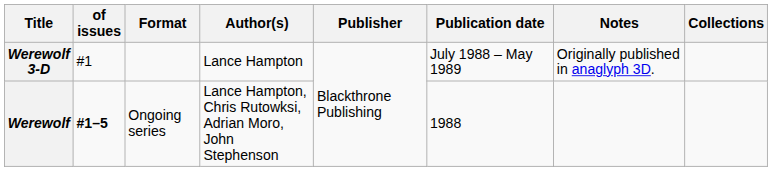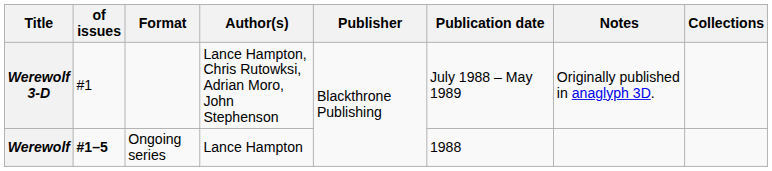(253, 61) Lance Hampton -> (255, 85) Lance Hampton, Chris Rutowksi, Adrian Moro, John Stephenson
(255, 123) Lance Hampton, Chris Rutowksi, Adrian Moro, John Stephenson -> (253, 147) Lance Hampton
